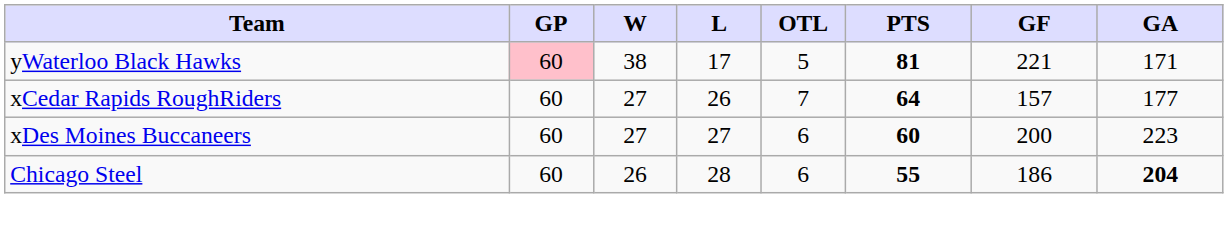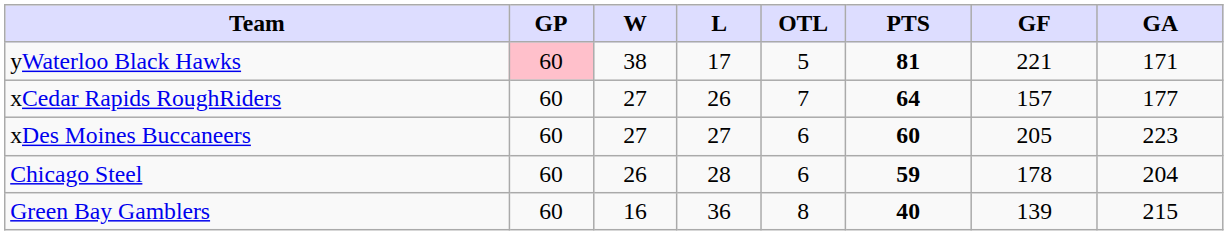(1034, 135) 200 -> (1034, 135) 205
(908, 173) 55 -> (908, 173) 59
(1034, 173) 186 -> (1034, 173) 178
(1160, 173) bold -> (1160, 173) normal
+ row: (110, 211)
